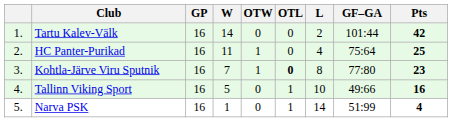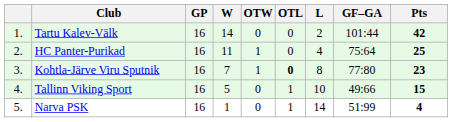(419, 88) 16 -> (419, 88) 15
